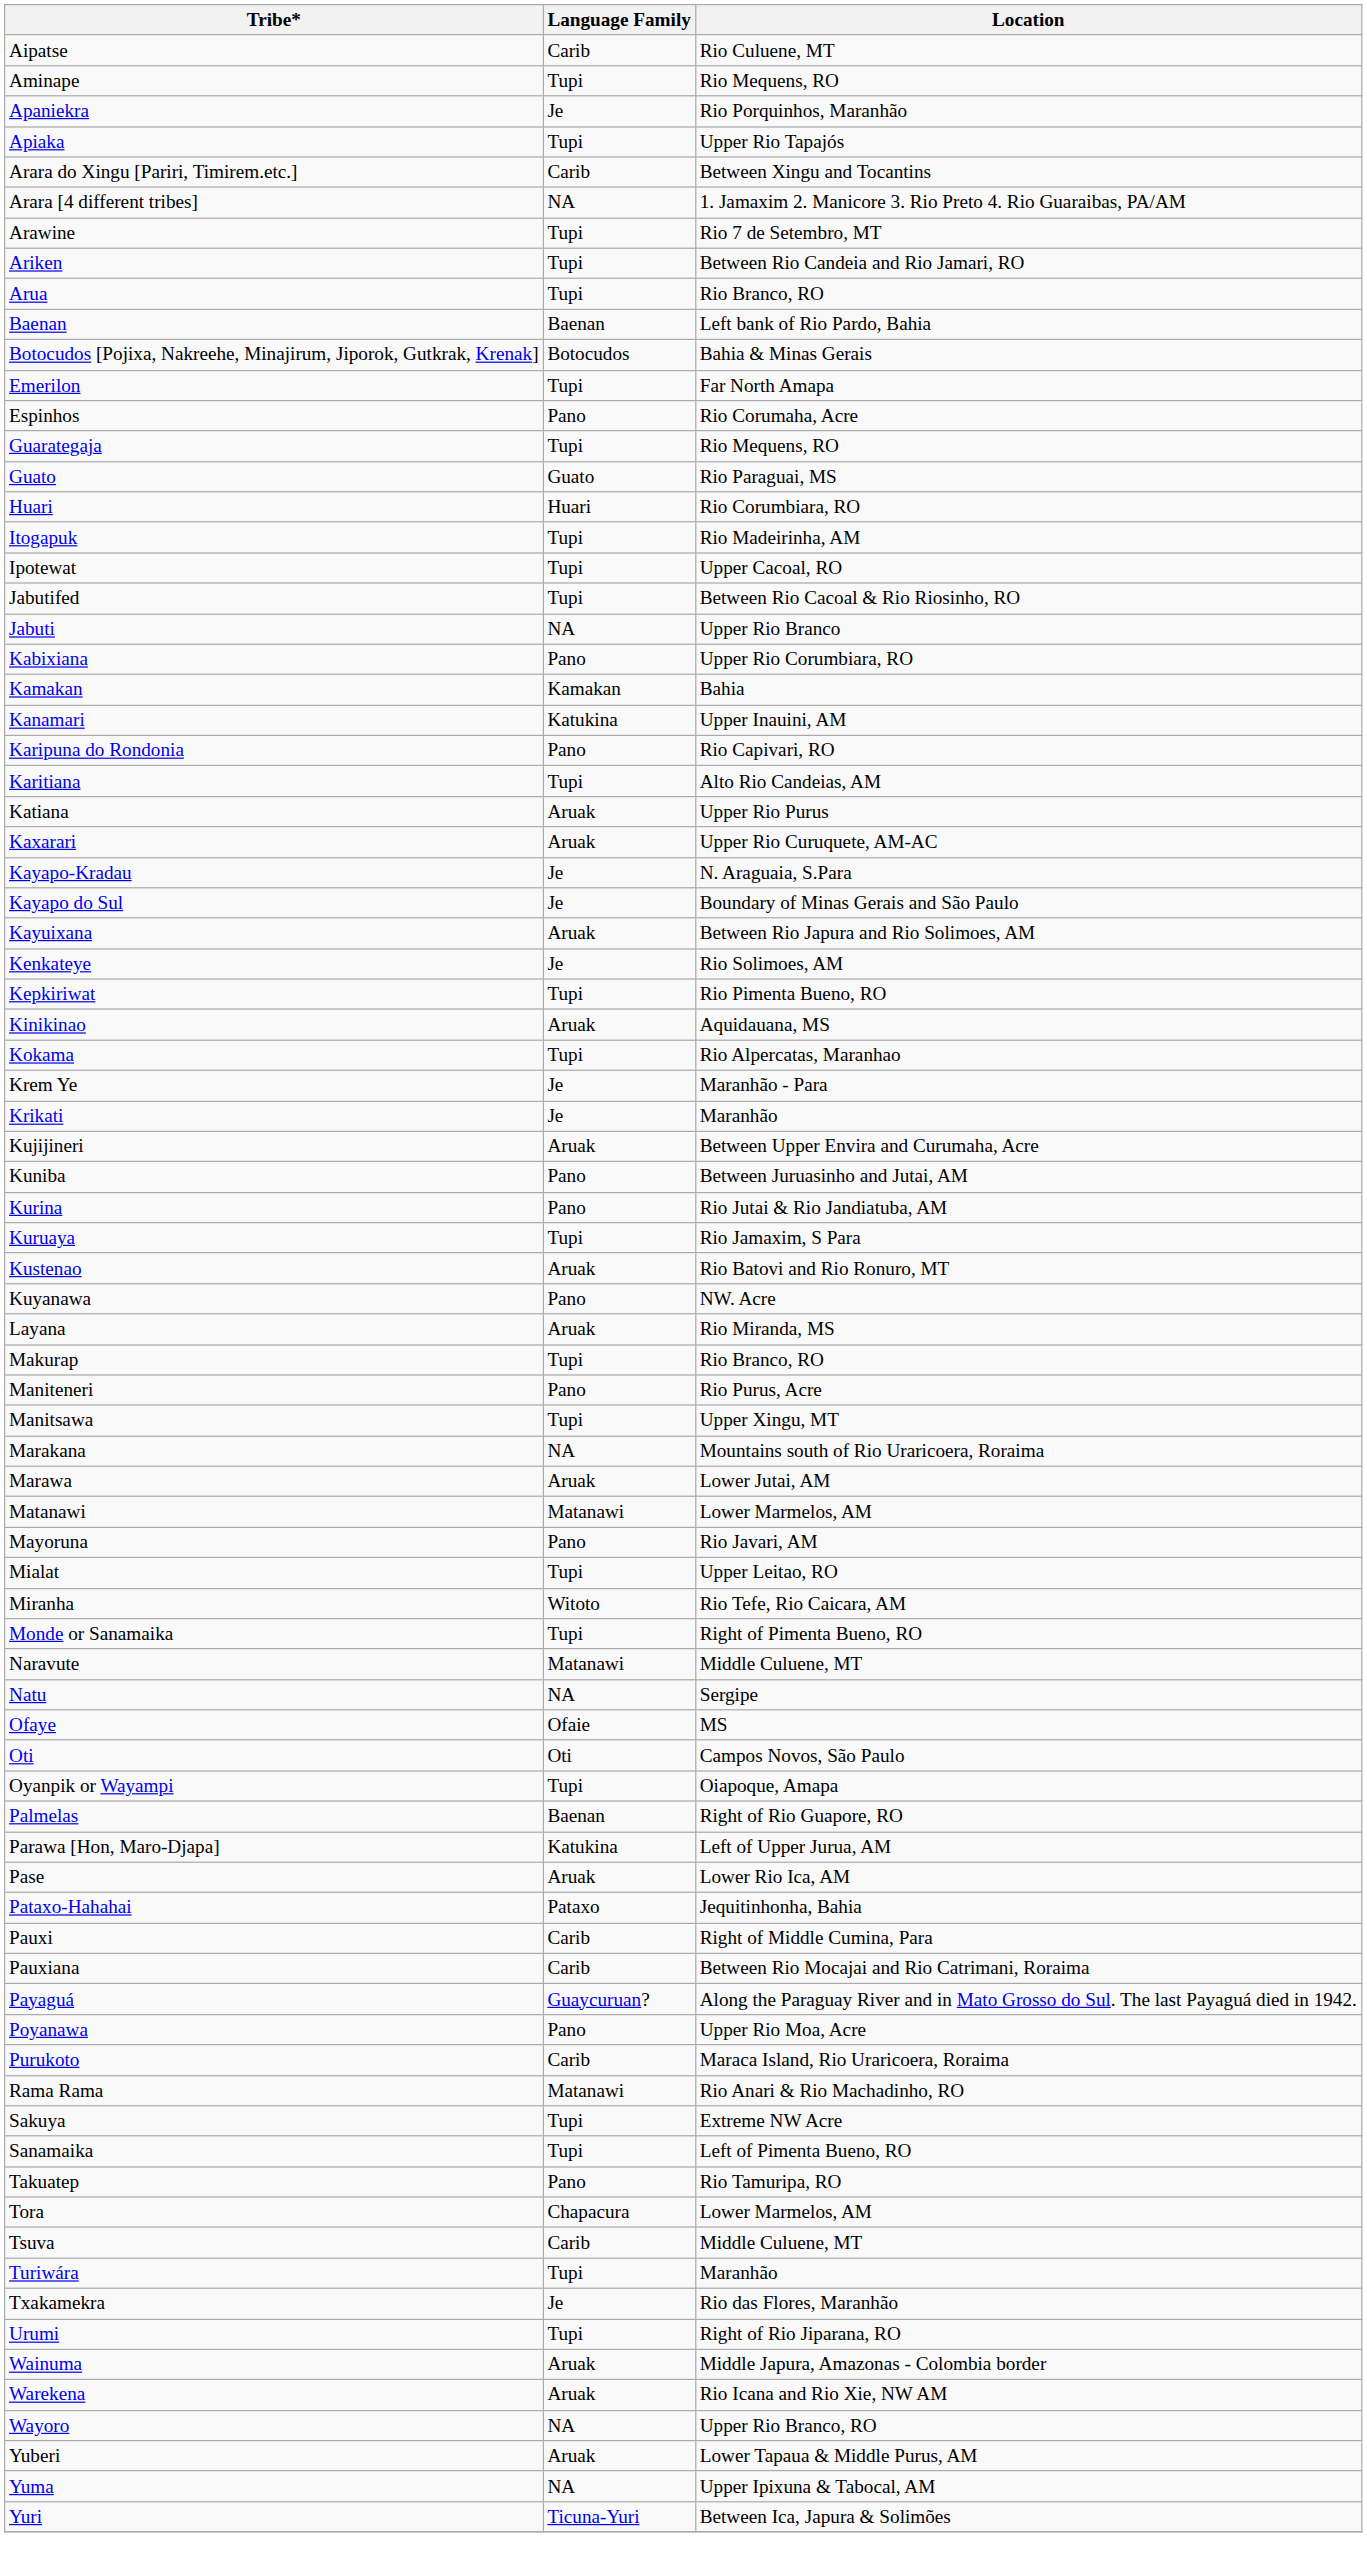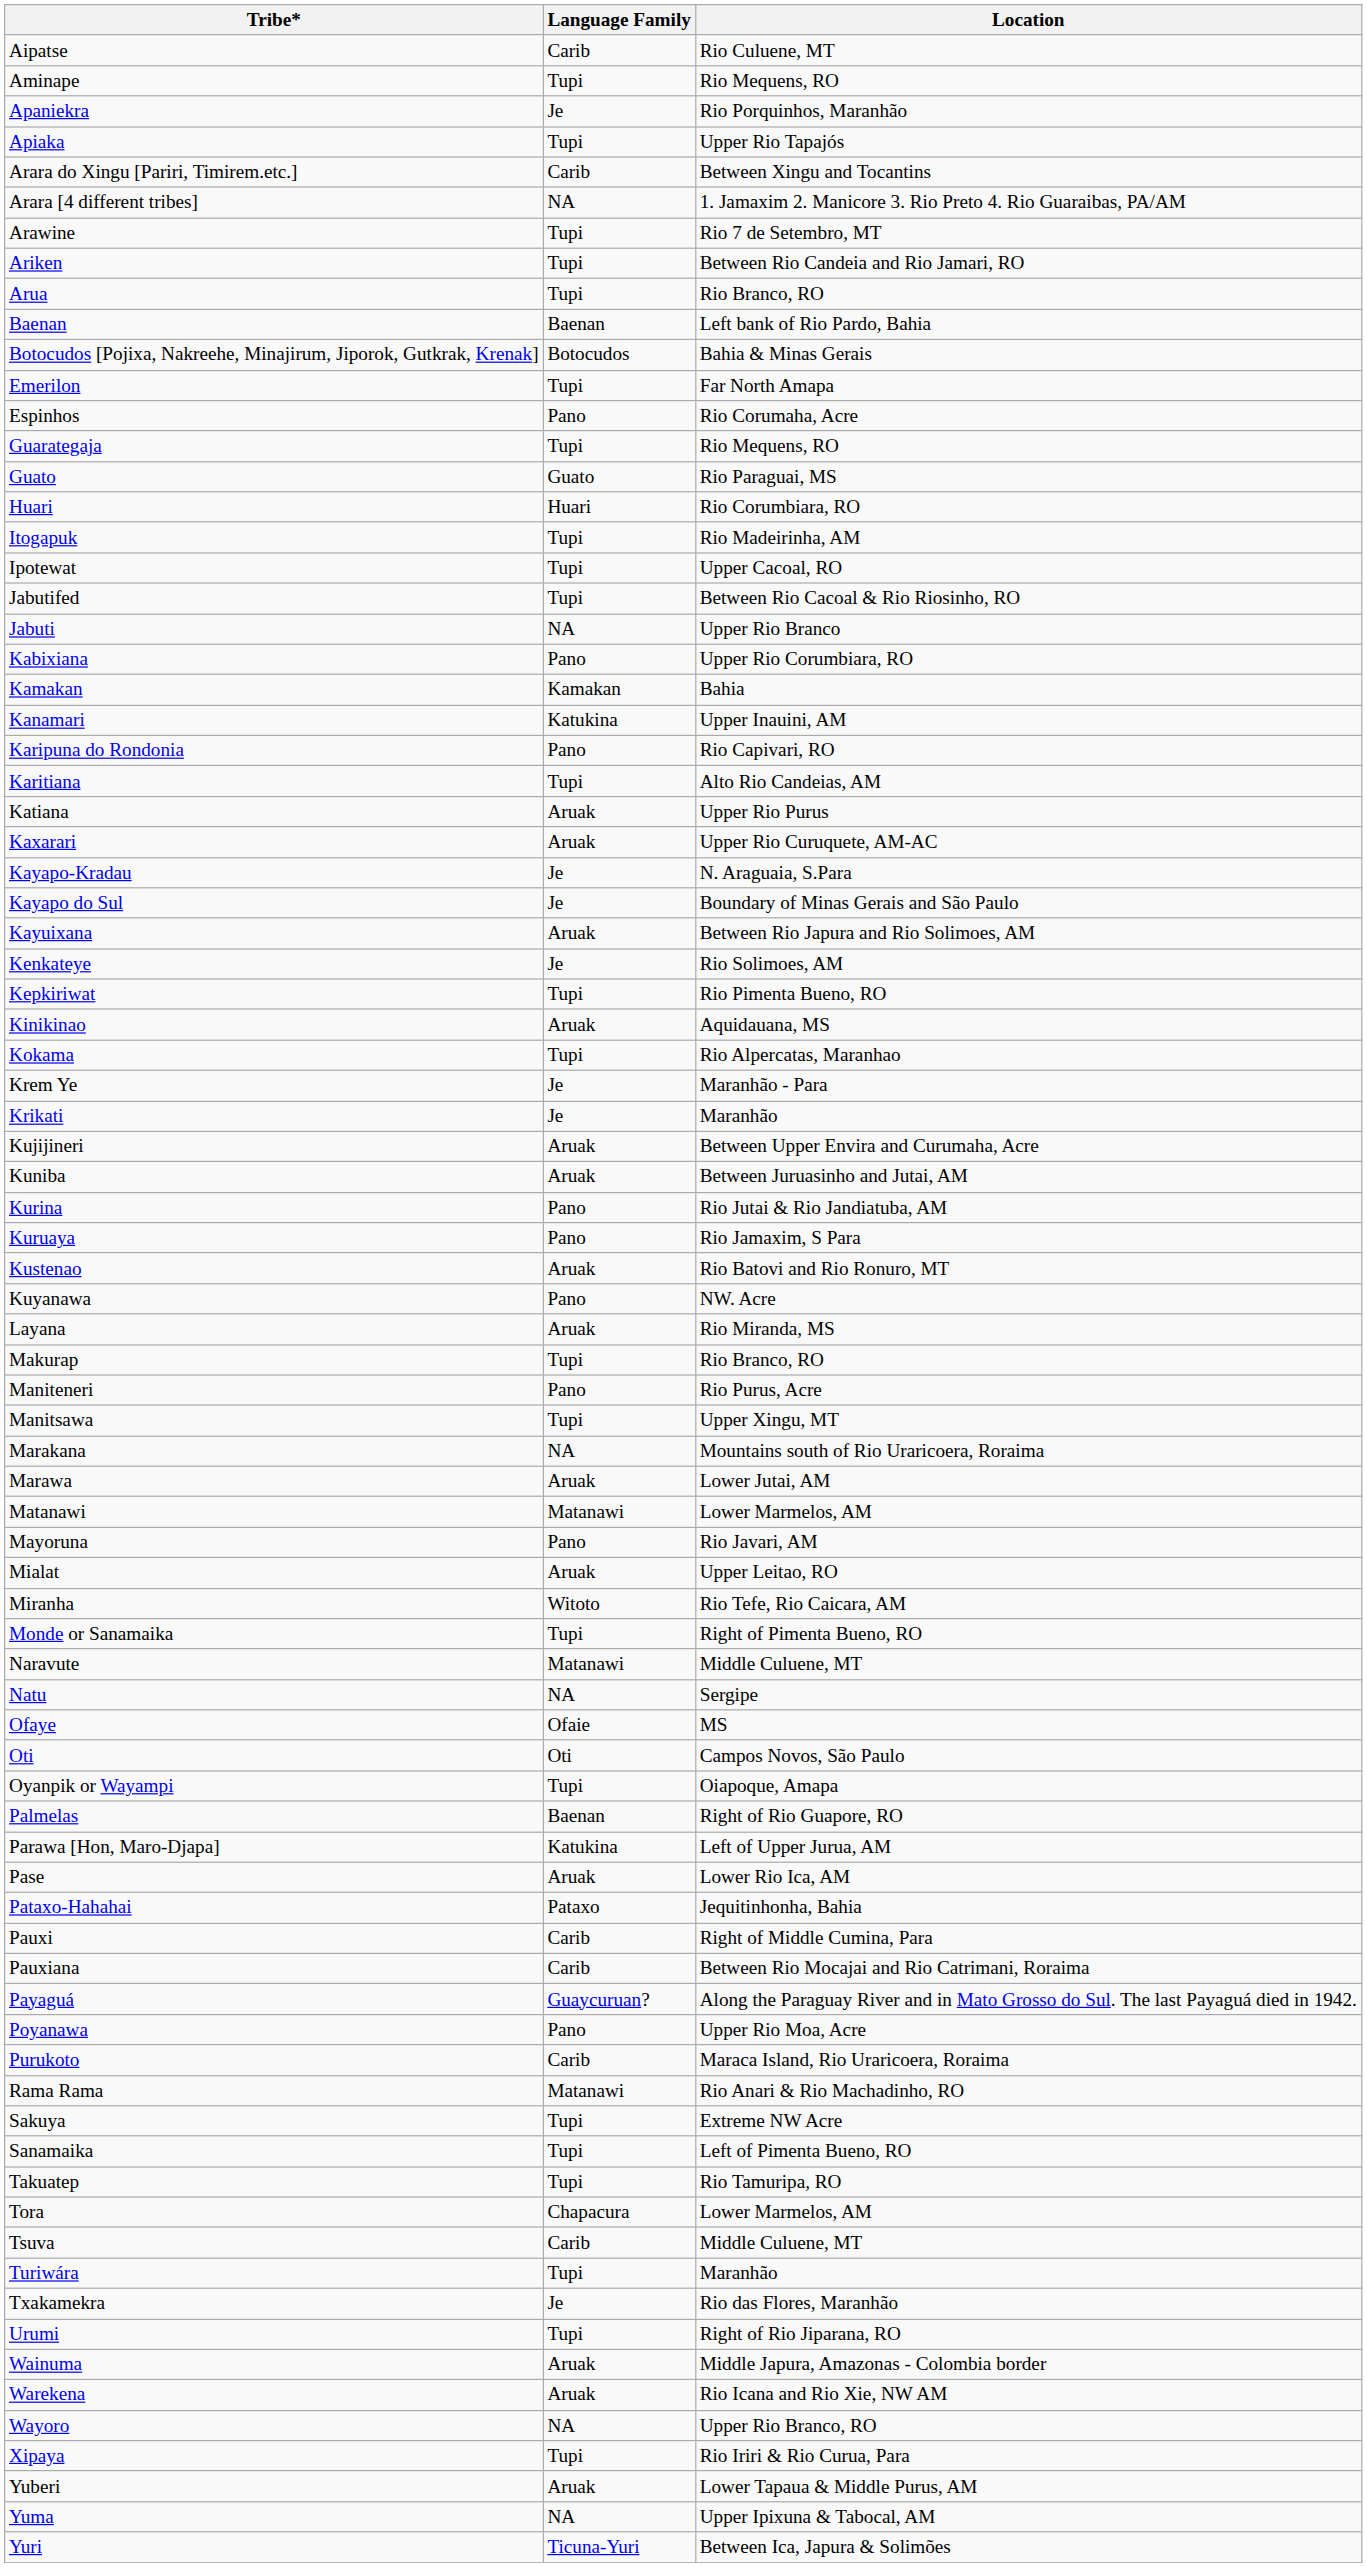(567, 1176) Pano -> (571, 1176) Aruak
(565, 1237) Tupi -> (567, 1237) Pano
(565, 1572) Tupi -> (571, 1572) Aruak
(567, 2181) Pano -> (565, 2181) Tupi
+ row: (37, 2455)
